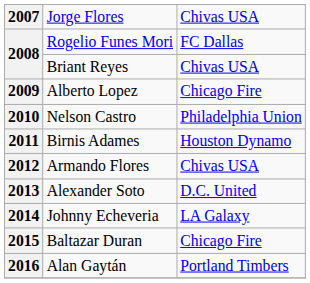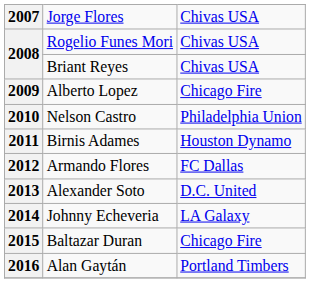(212, 41) FC Dallas -> (220, 41) Chivas USA
(220, 166) Chivas USA -> (212, 166) FC Dallas
